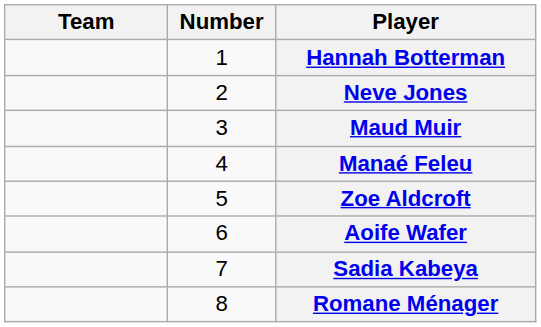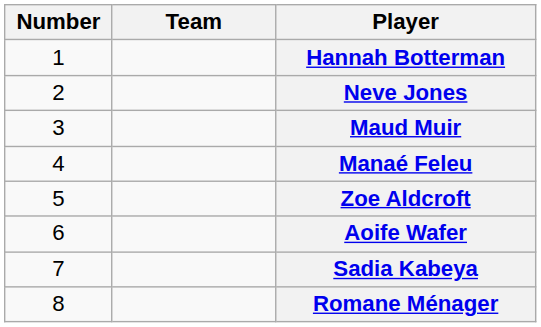columns swapped: (222, 22) <-> (86, 22)
